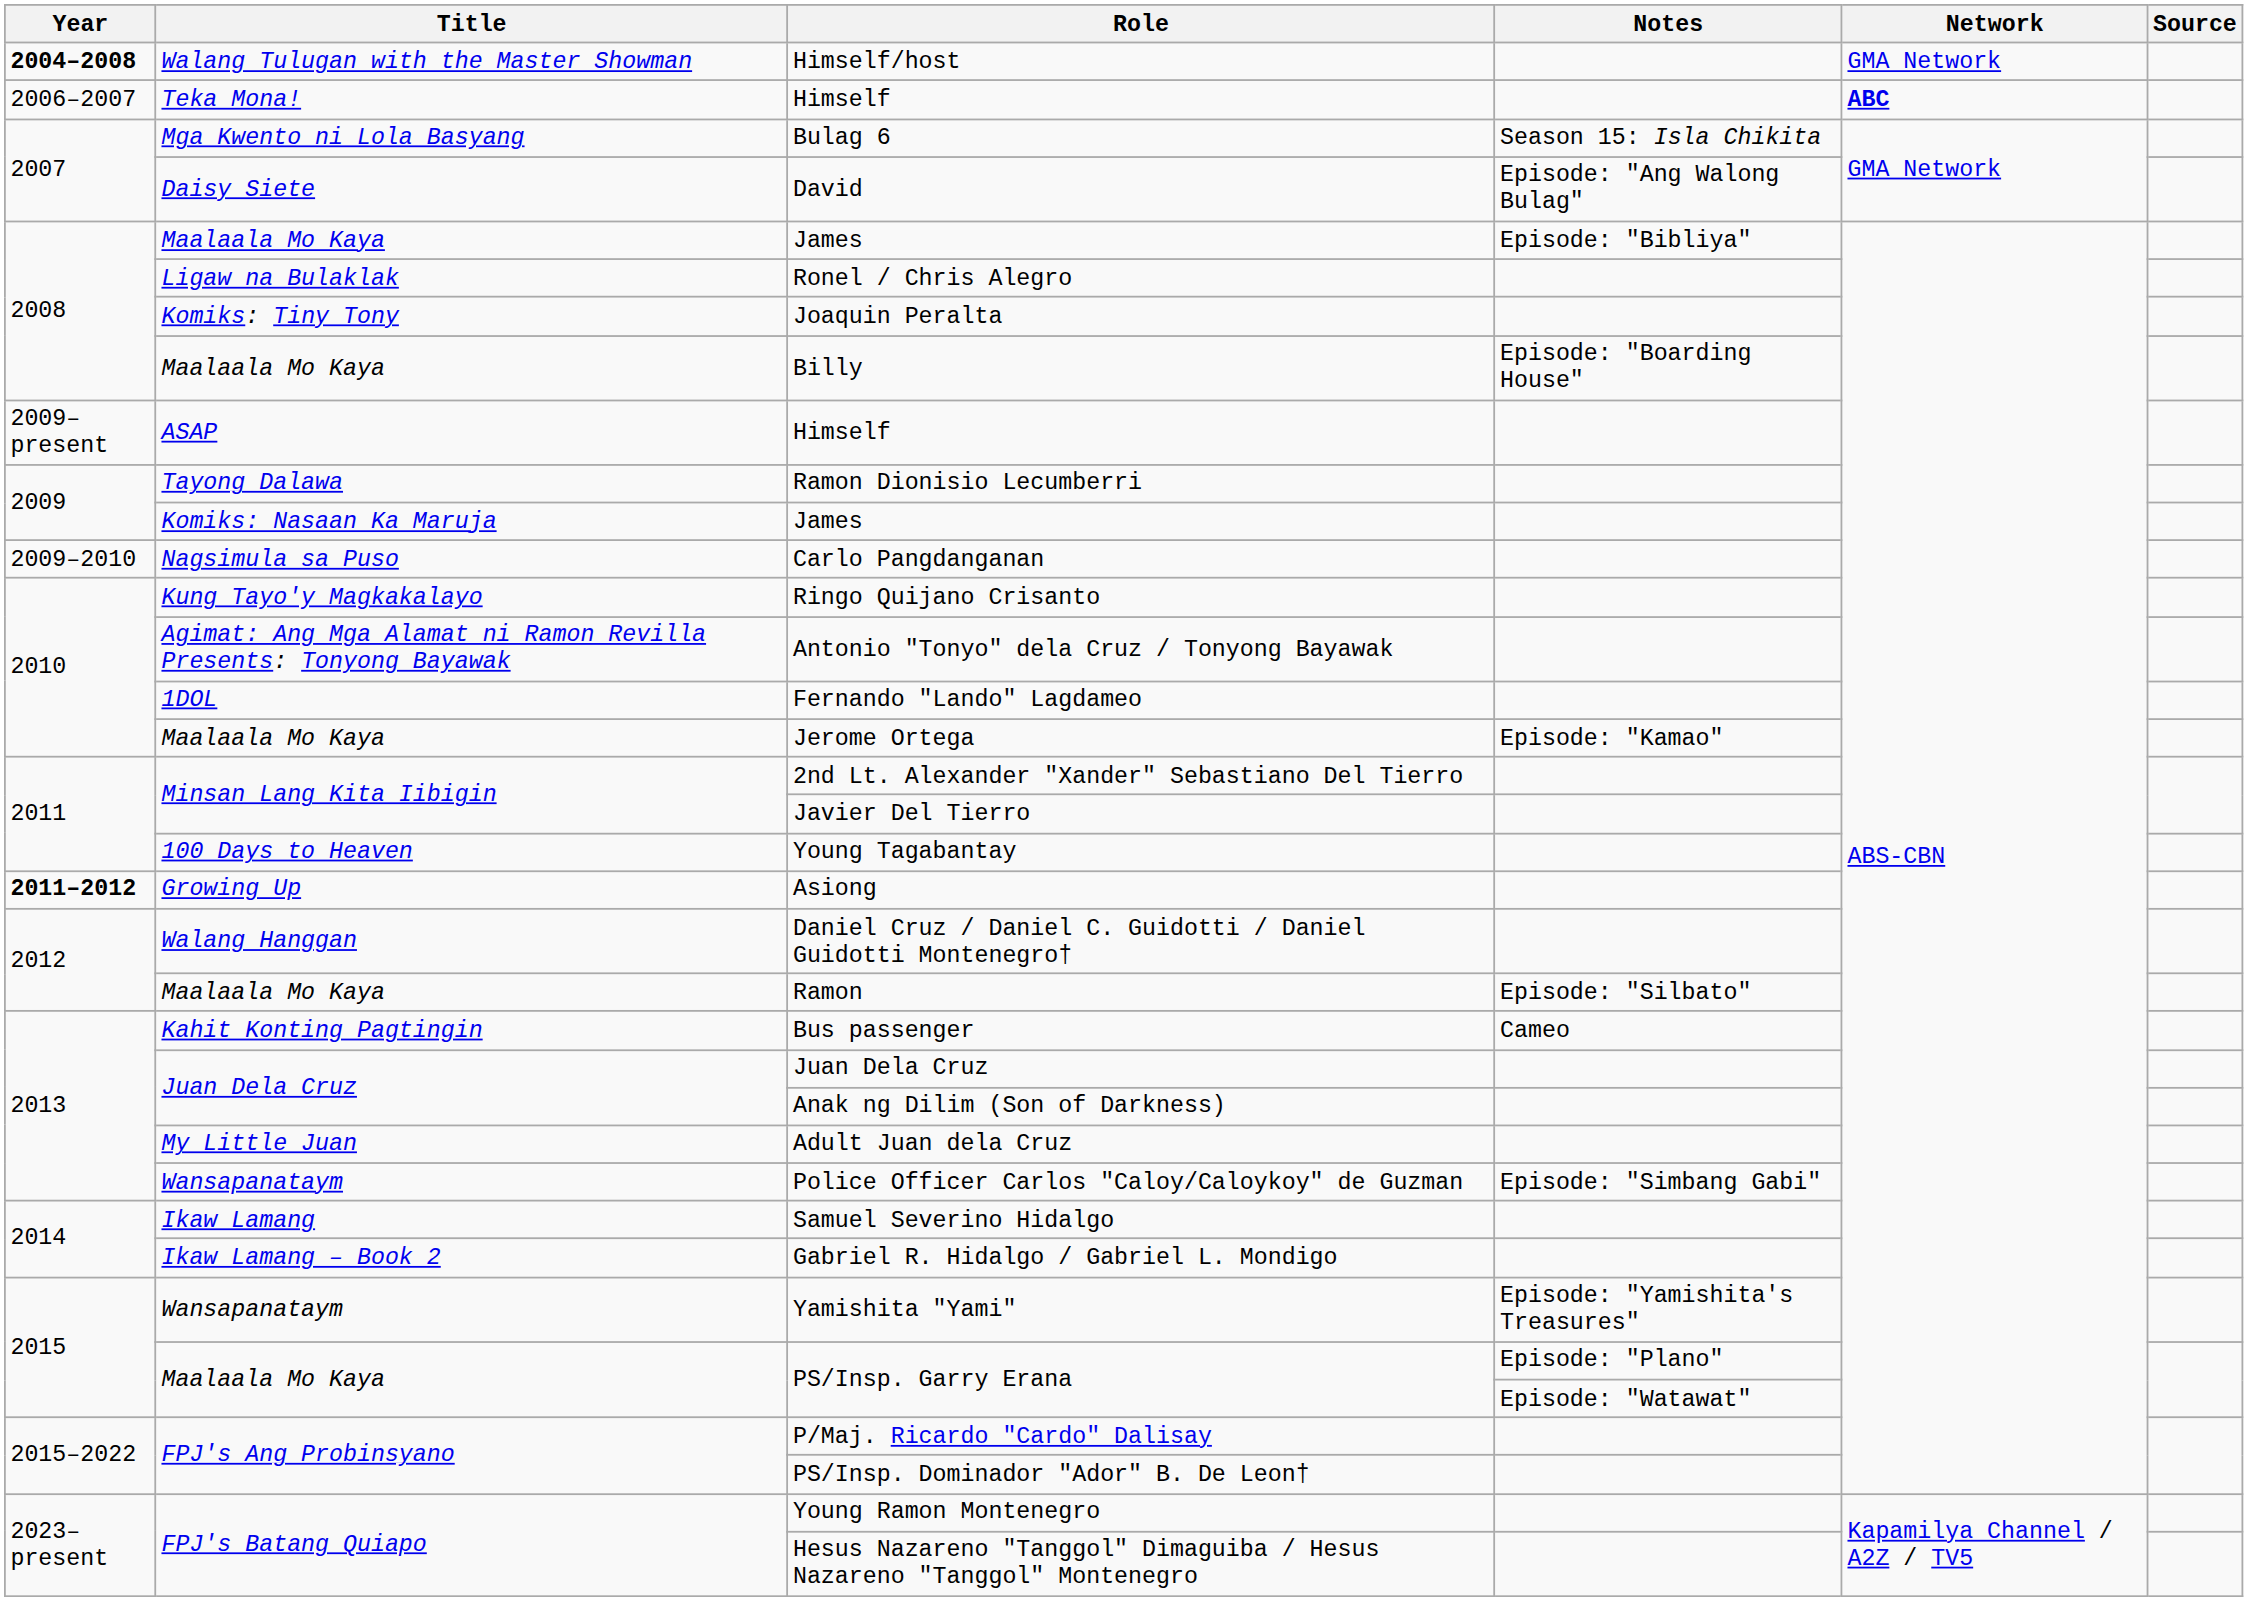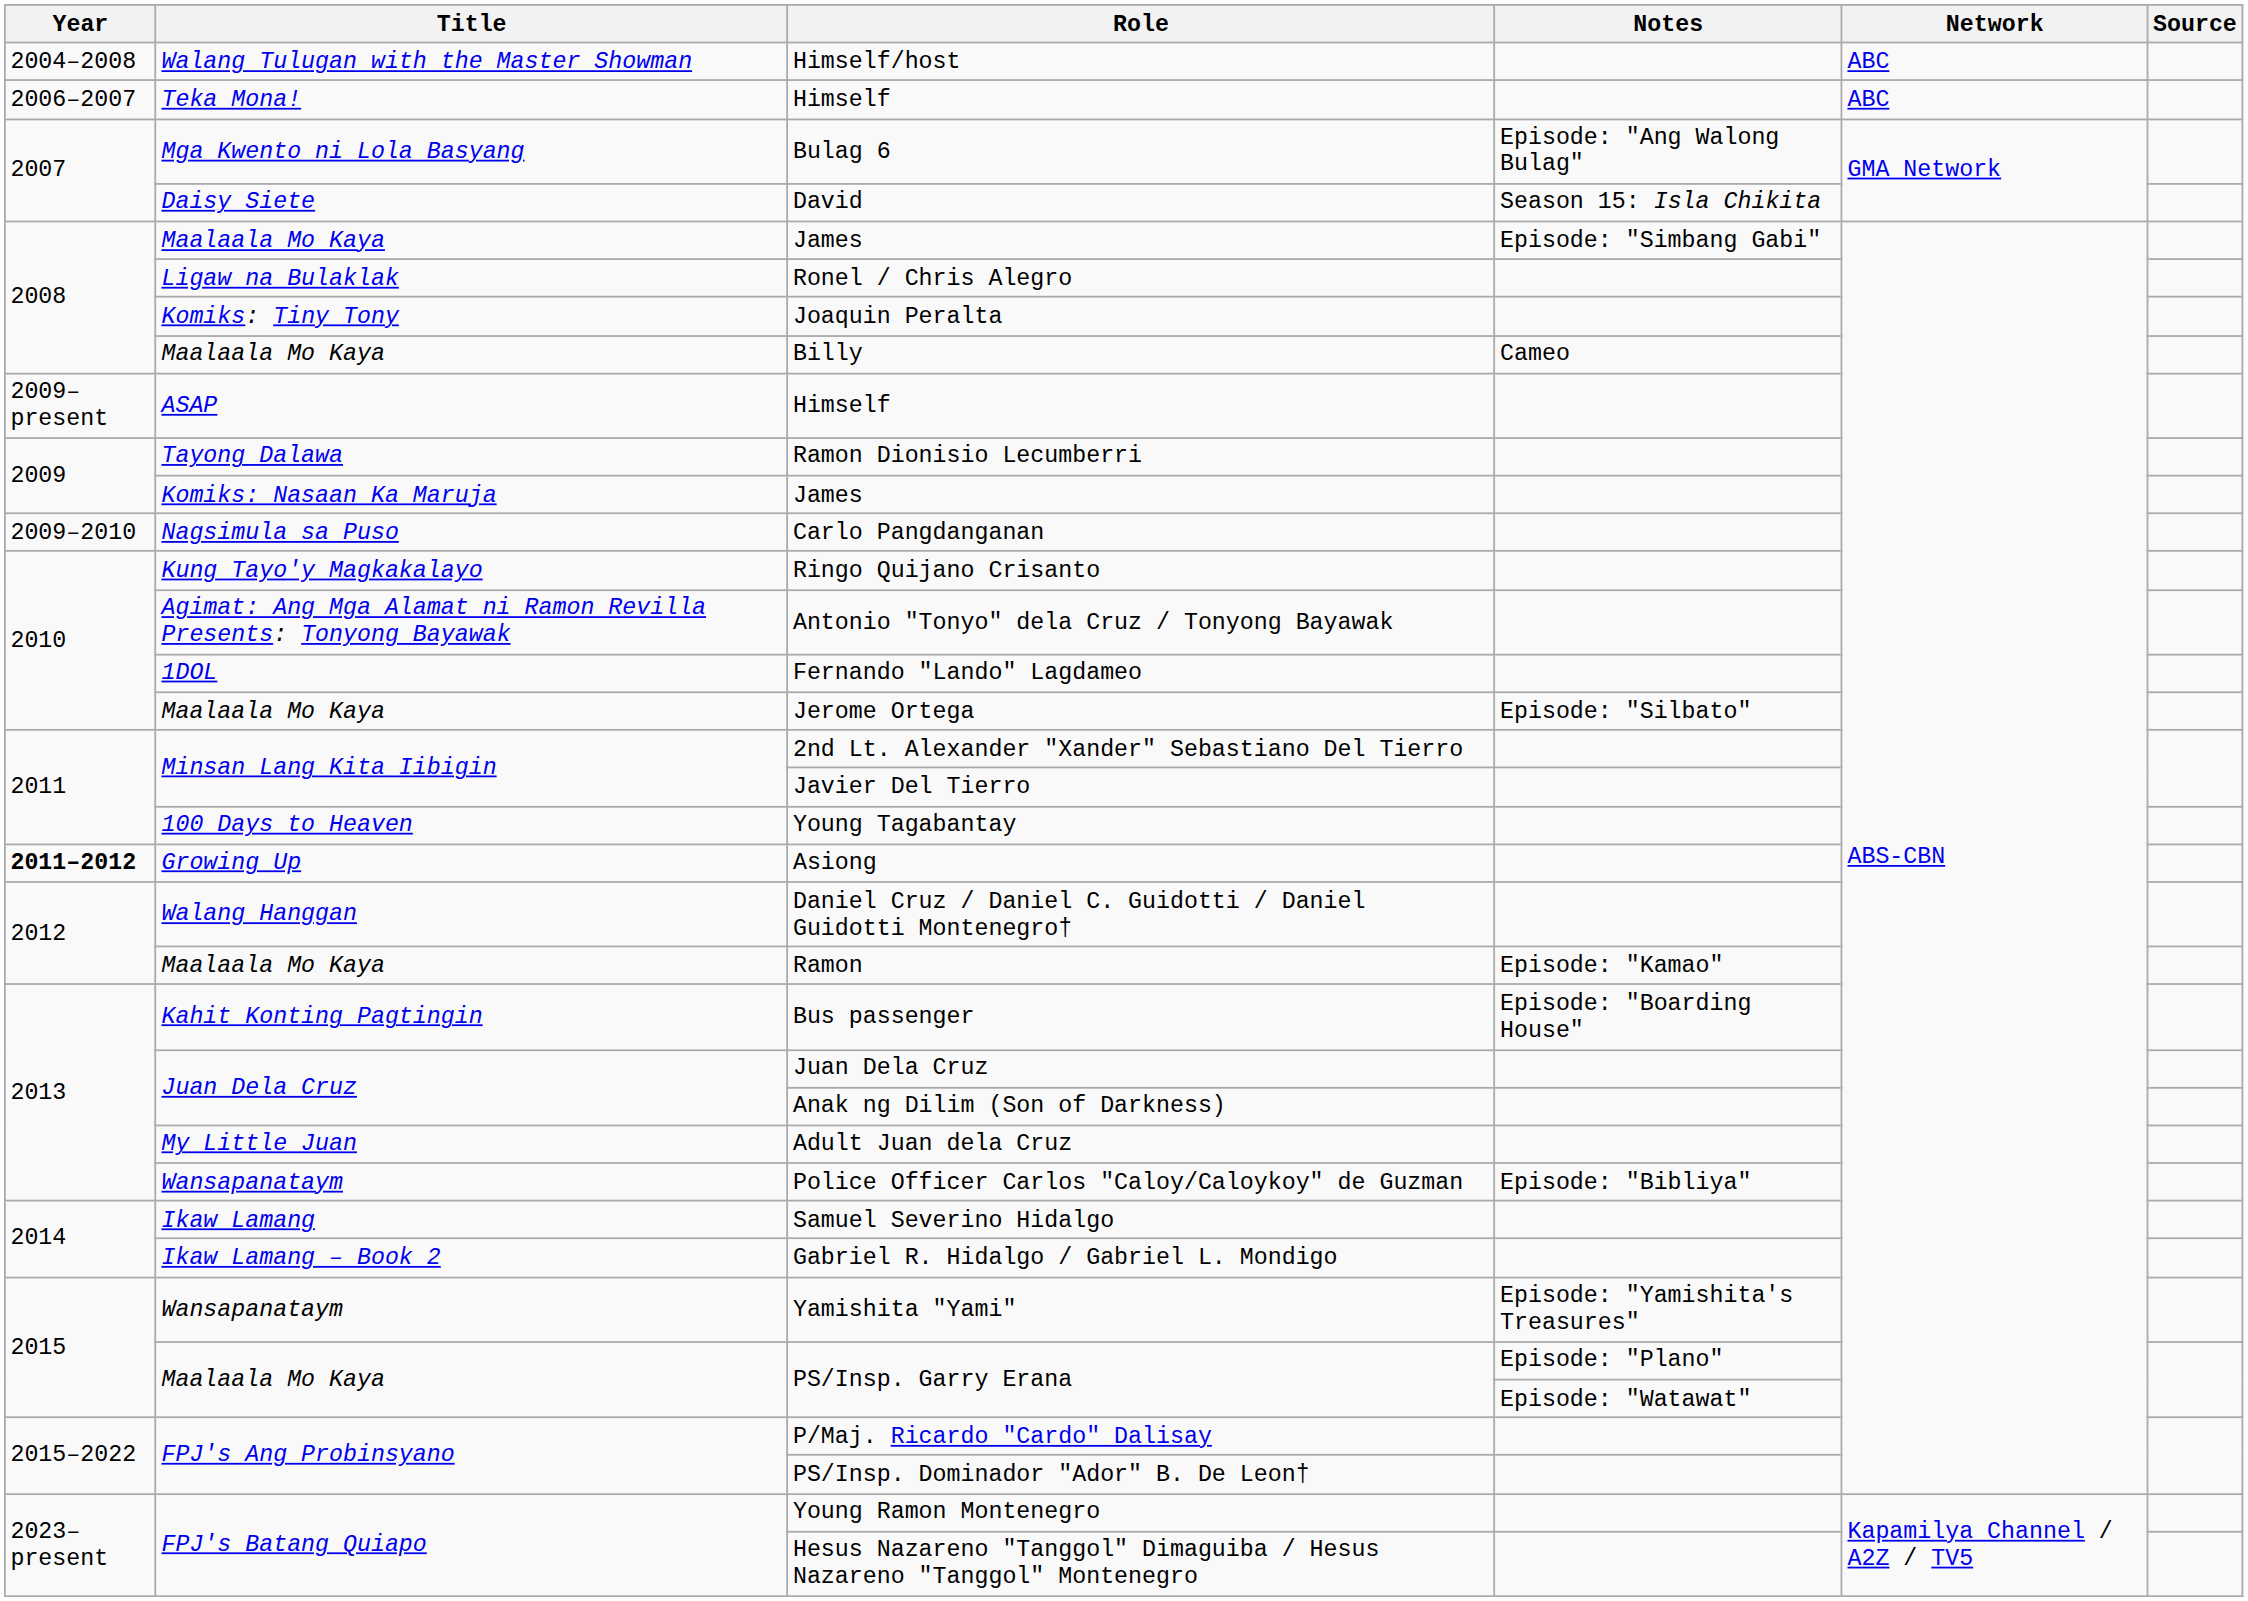(73, 62) bold -> (73, 62) normal
(1924, 62) GMA Network -> (1868, 62) ABC
(1868, 100) bold -> (1868, 100) normal
(1661, 138) Season 15: Isla Chikita -> (1640, 151) Episode: "Ang Walong Bulag"
(1640, 189) Episode: "Ang Walong Bulag" -> (1661, 202) Season 15: Isla Chikita
(1626, 240) Episode: "Bibliya" -> (1661, 240) Episode: "Simbang Gabi"
(1626, 368) Episode: "Boarding House" -> (1535, 354) Cameo
(1612, 738) Episode: "Kamao" -> (1626, 711) Episode: "Silbato"
(1626, 992) Episode: "Silbato" -> (1612, 966) Episode: "Kamao"
(1535, 1030) Cameo -> (1626, 1017) Episode: "Boarding House"
(1661, 1182) Episode: "Simbang Gabi" -> (1626, 1182) Episode: "Bibliya"
